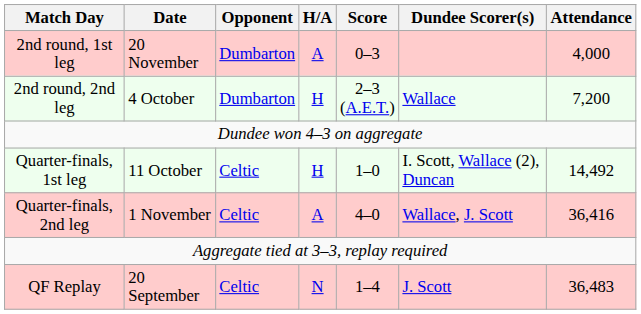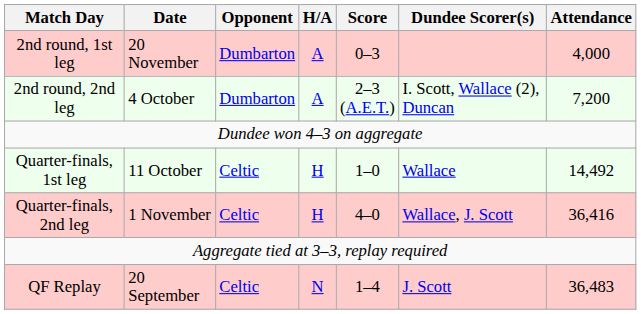(318, 98) H -> (318, 98) A
(429, 98) Wallace -> (471, 98) I. Scott, Wallace (2), Duncan
(471, 170) I. Scott, Wallace (2), Duncan -> (429, 170) Wallace
(318, 215) A -> (318, 215) H
